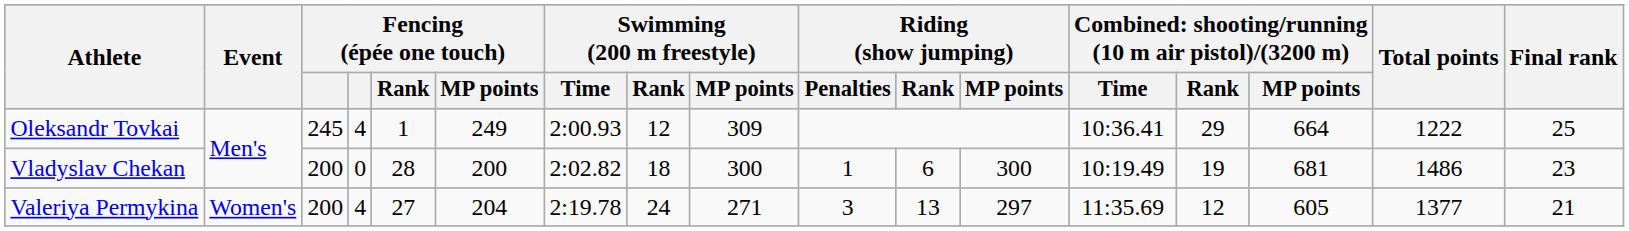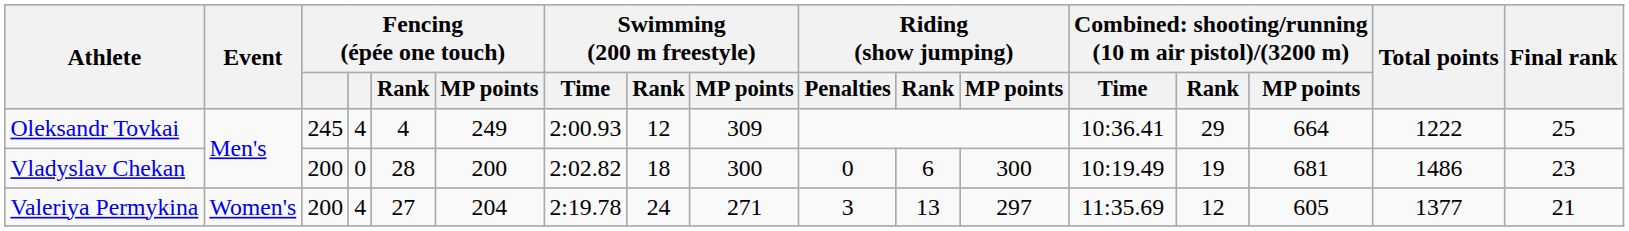(403, 128) 1 -> (403, 128) 4
(848, 167) 1 -> (848, 167) 0
